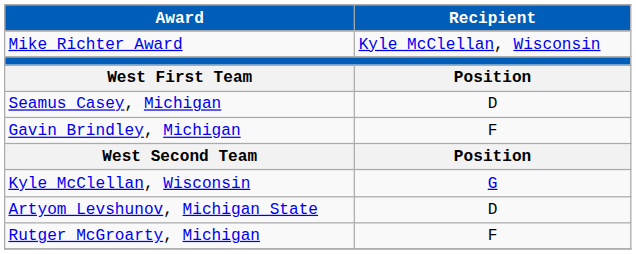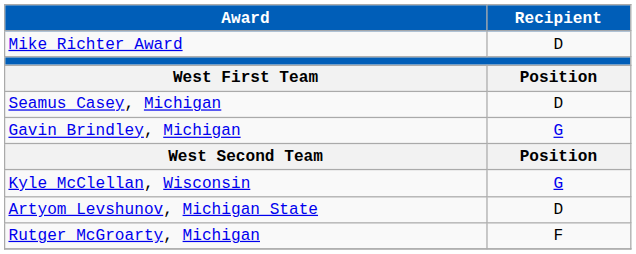(480, 44) Kyle McClellan, Wisconsin -> (558, 44) D
(493, 131) F -> (558, 131) G
